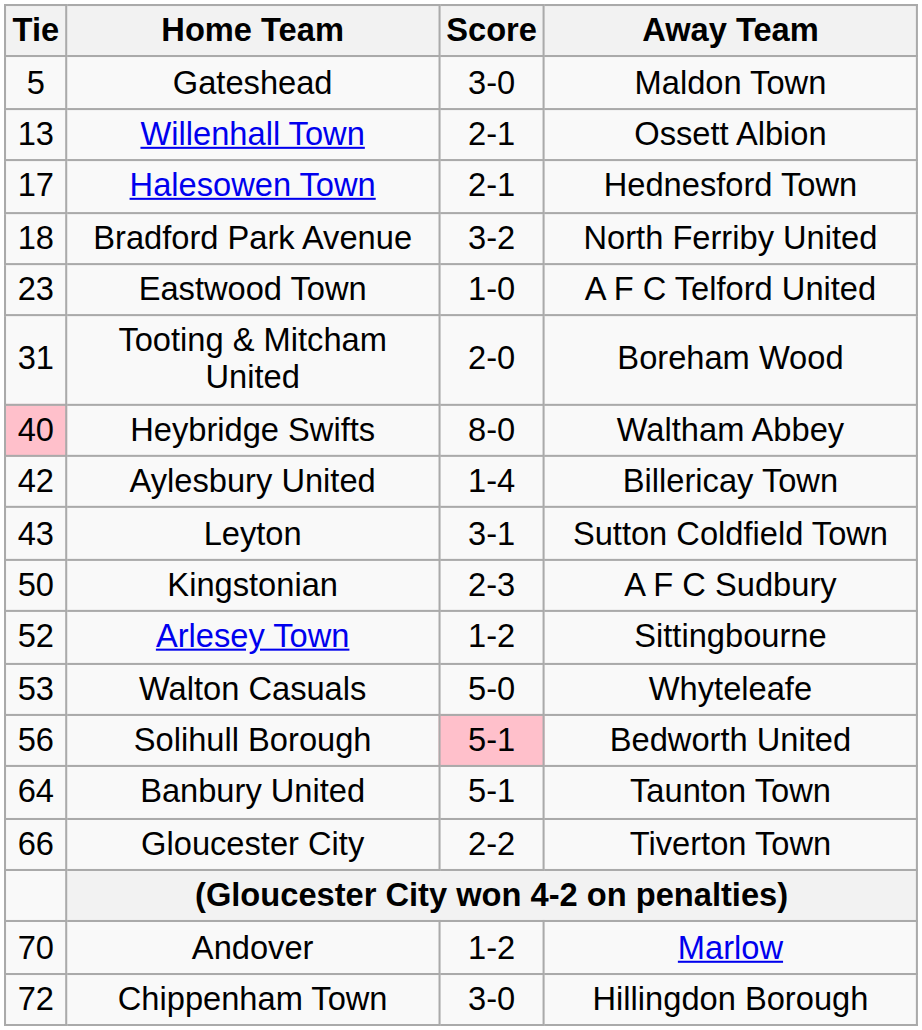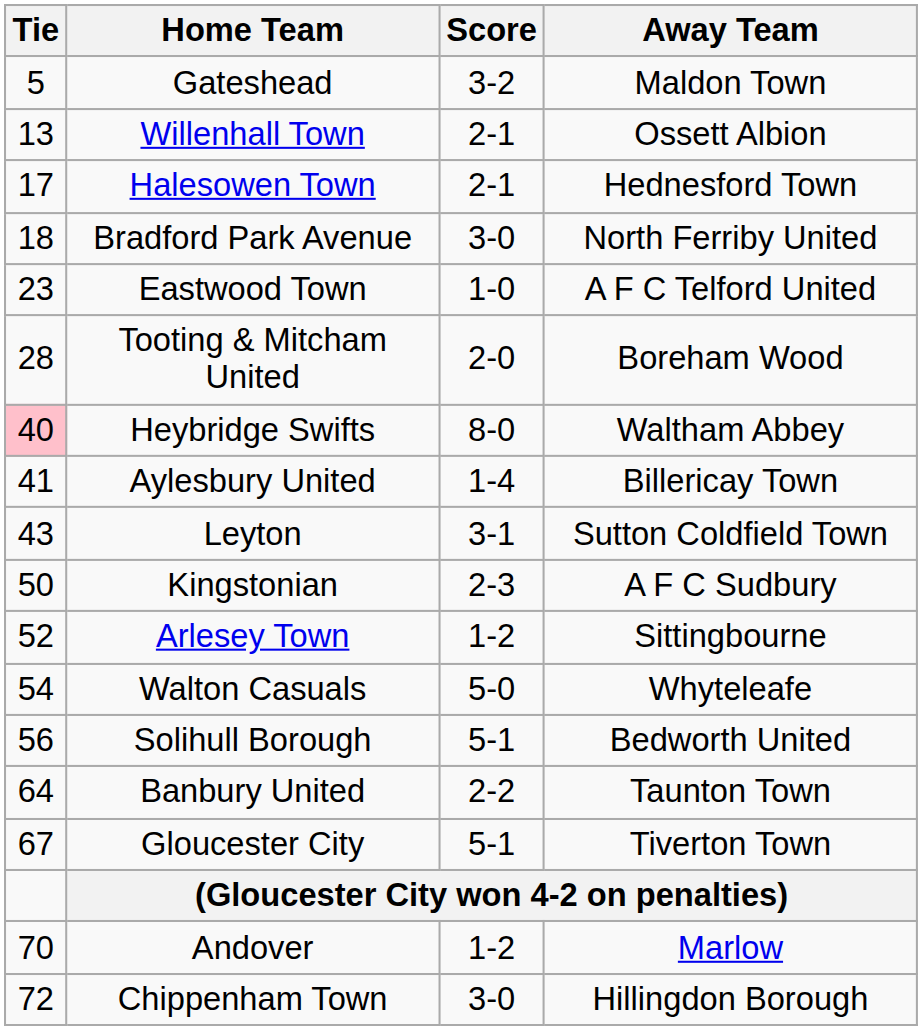(492, 82) 3-0 -> (492, 82) 3-2
(492, 237) 3-2 -> (492, 237) 3-0
(36, 359) 31 -> (36, 359) 28
(36, 481) 42 -> (36, 481) 41
(36, 688) 53 -> (36, 688) 54
(492, 740) pink background -> (492, 740) no background
(492, 791) 5-1 -> (492, 791) 2-2
(36, 843) 66 -> (36, 843) 67
(492, 843) 2-2 -> (492, 843) 5-1
